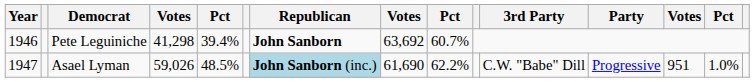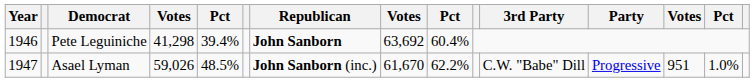(450, 40) 60.7% -> (450, 40) 60.4%
(315, 65) lightblue background -> (315, 65) no background
(404, 65) 61,690 -> (404, 65) 61,670
